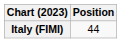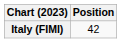(93, 29) 44 -> (93, 29) 42
